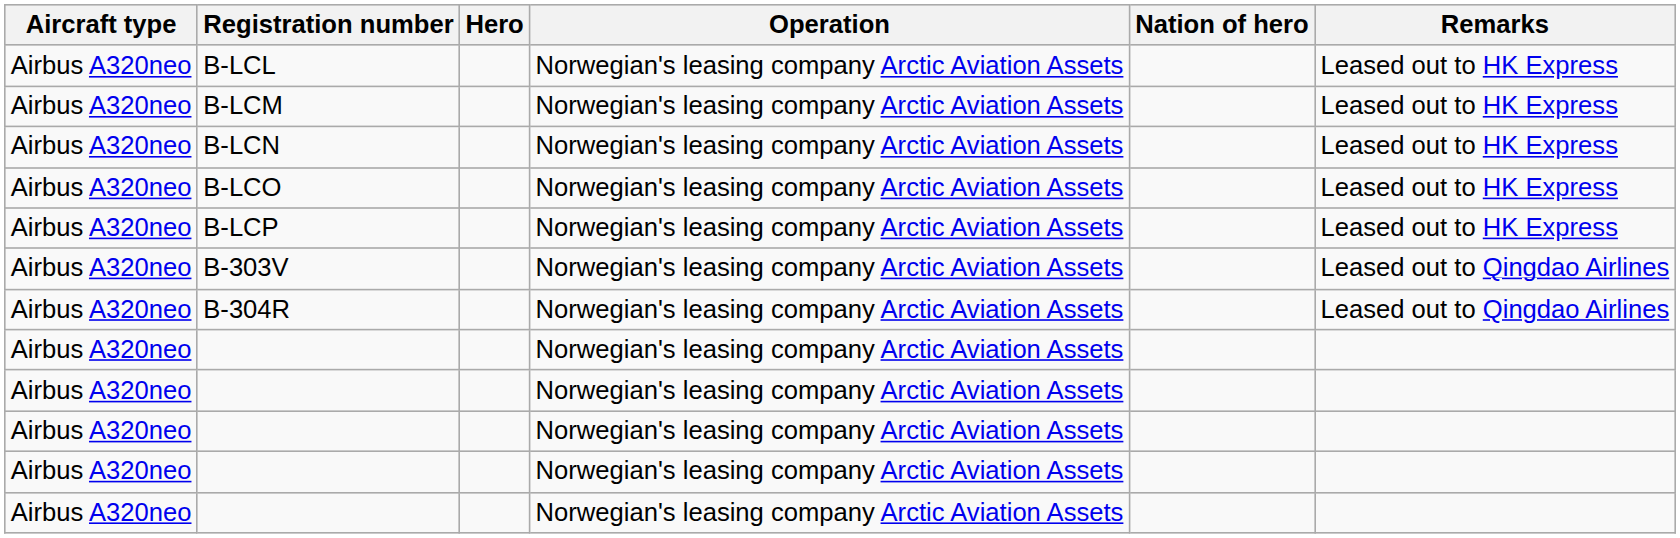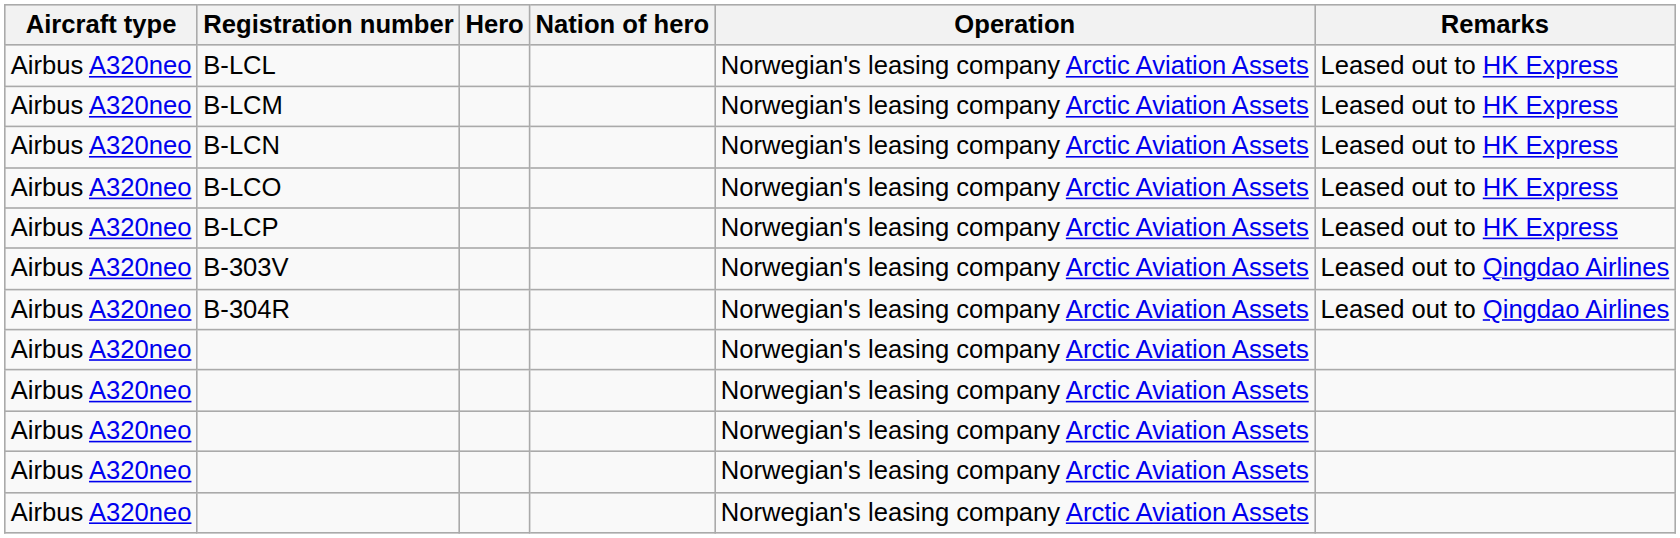columns swapped: (1222, 24) <-> (829, 24)
